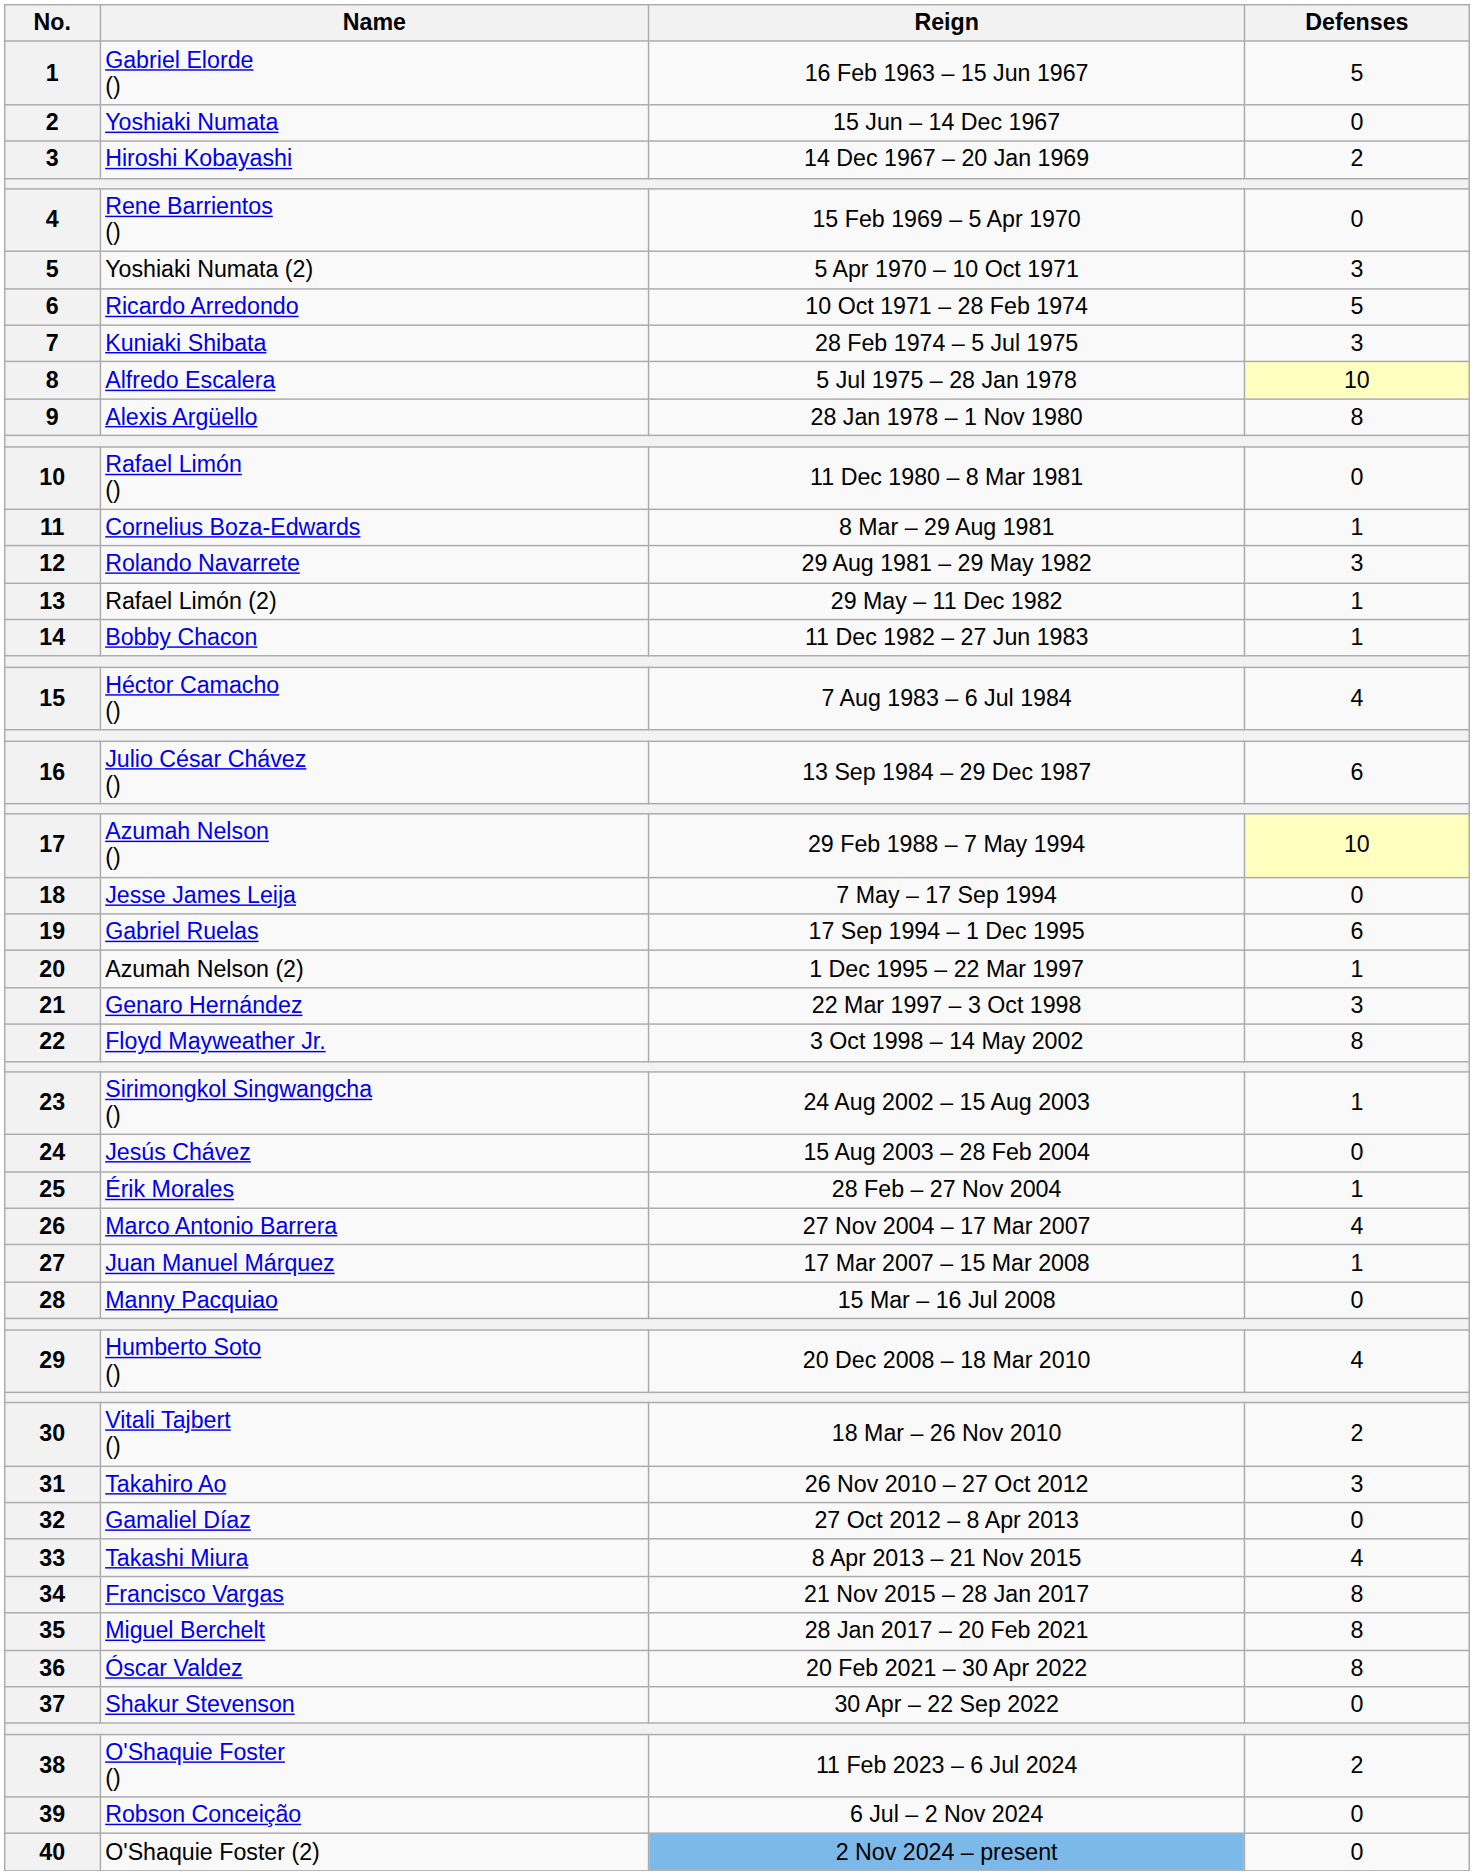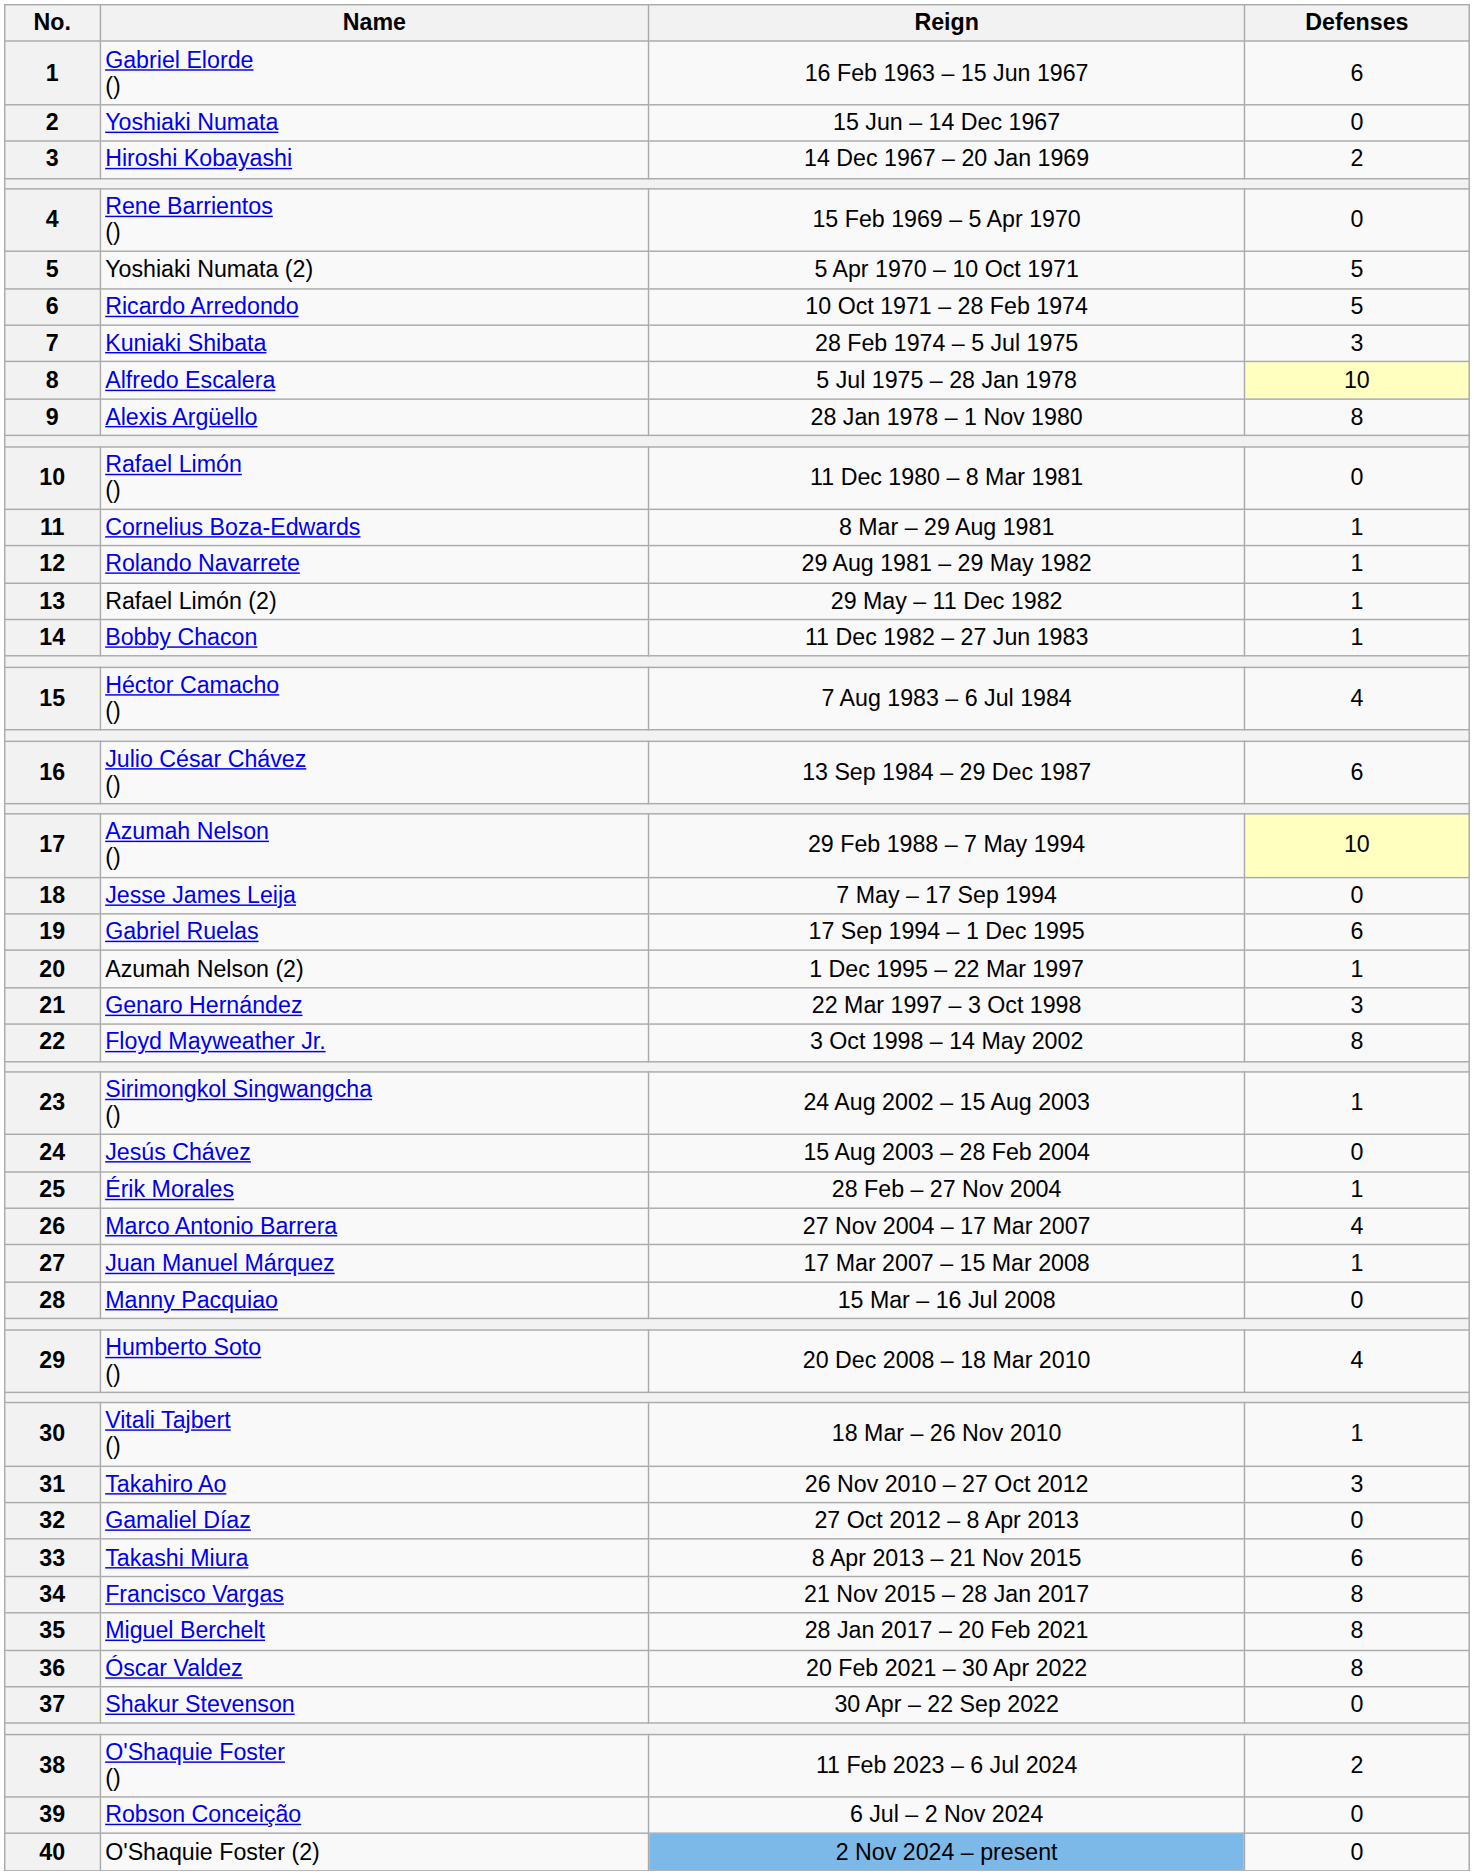(1357, 72) 5 -> (1357, 72) 6
(1357, 269) 3 -> (1357, 269) 5
(1357, 564) 3 -> (1357, 564) 1
(1357, 1434) 2 -> (1357, 1434) 1
(1357, 1557) 4 -> (1357, 1557) 6
